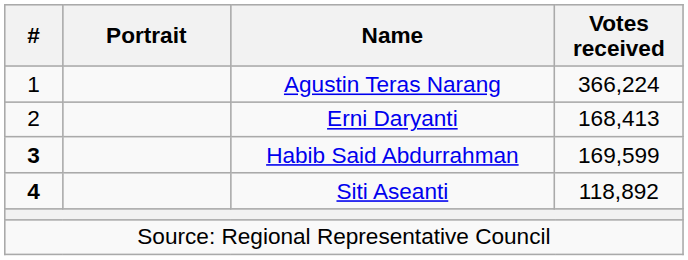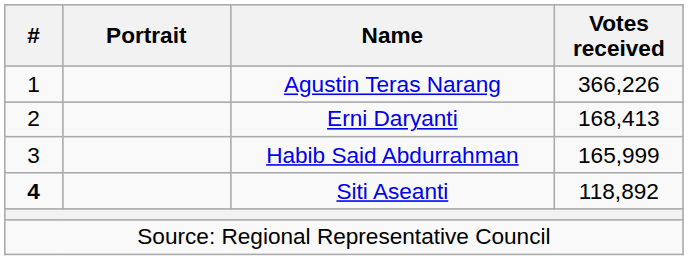(619, 84) 366,224 -> (619, 84) 366,226
(34, 155) bold -> (34, 155) normal
(619, 155) 169,599 -> (619, 155) 165,999
